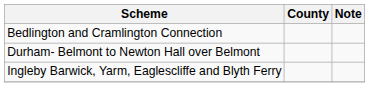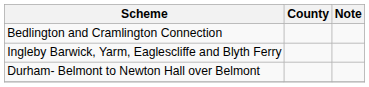rows swapped: (144, 71) <-> (134, 52)
